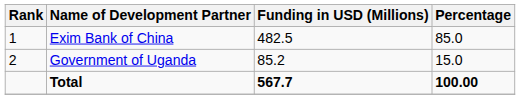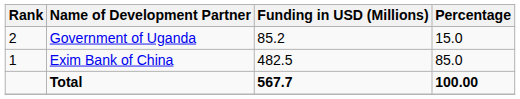rows swapped: (112, 37) <-> (123, 60)
